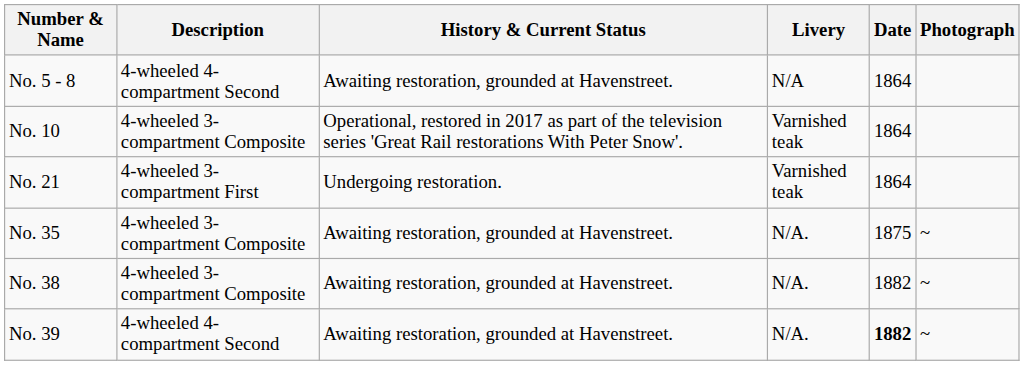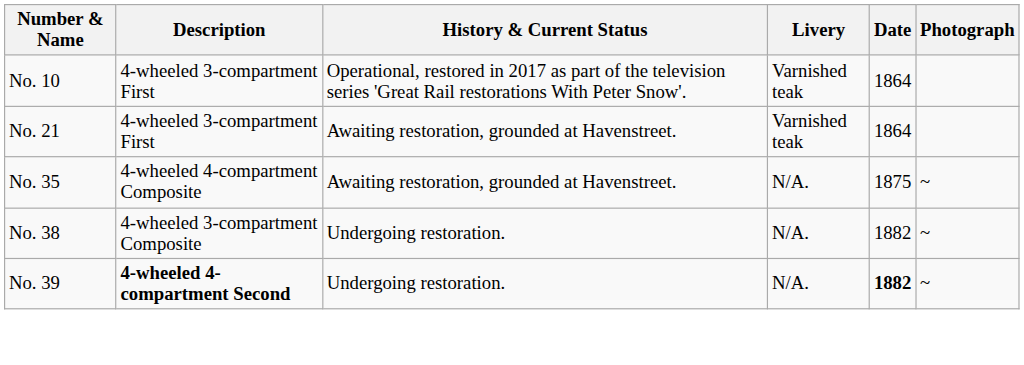- row: (42, 80)
(213, 131) 4-wheeled 3-compartment Composite -> (219, 80) 4-wheeled 3-compartment First
(413, 182) Undergoing restoration. -> (502, 131) Awaiting restoration, grounded at Havenstreet.
(213, 232) 4-wheeled 3-compartment Composite -> (219, 182) 4-wheeled 4-compartment Composite
(498, 283) Awaiting restoration, grounded at Havenstreet. -> (416, 232) Undergoing restoration.
(200, 334) normal -> (205, 283) bold
(498, 334) Awaiting restoration, grounded at Havenstreet. -> (416, 283) Undergoing restoration.
